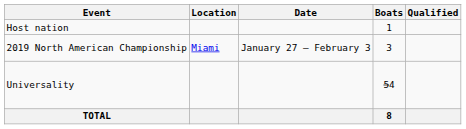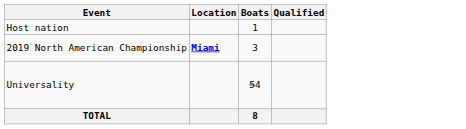- column: (306, 12)
(205, 48) normal -> (205, 48) bold
